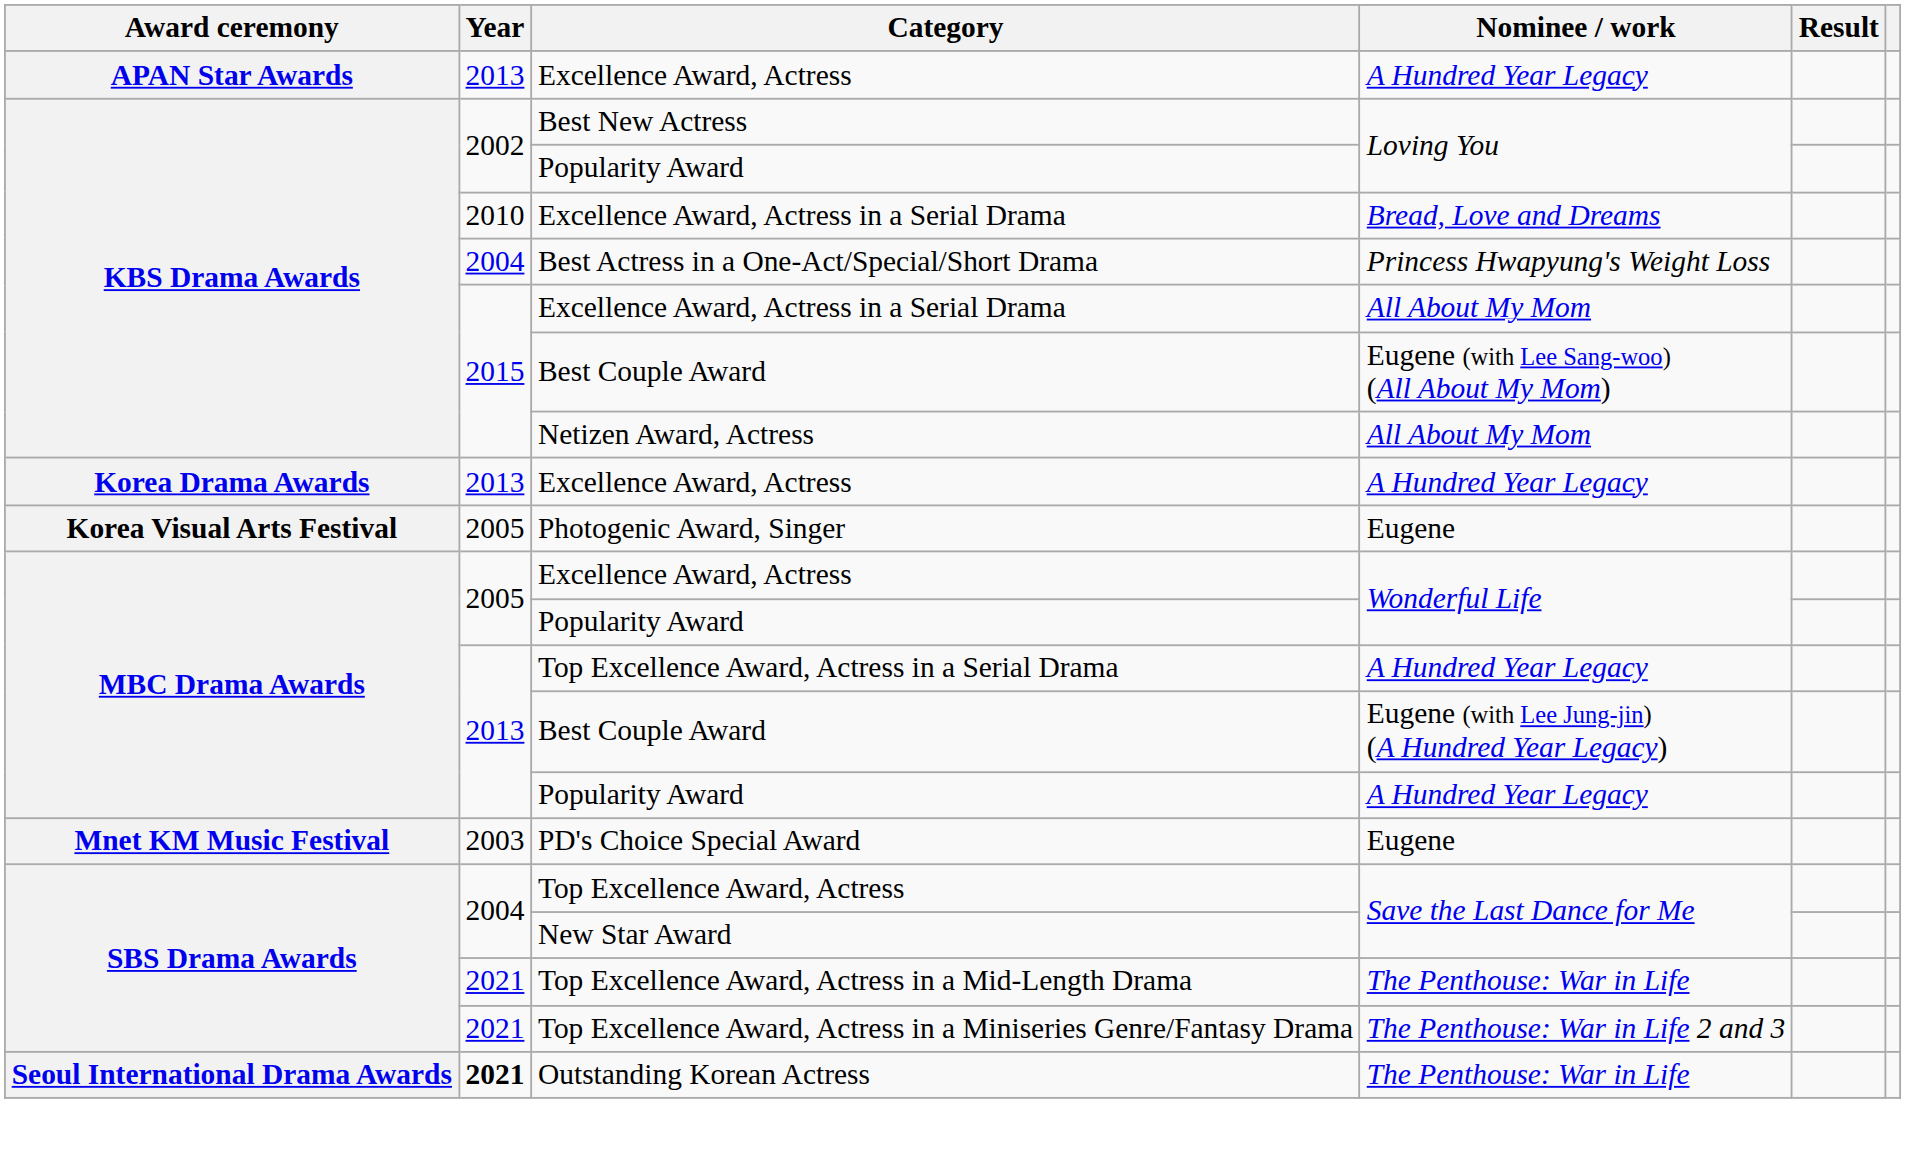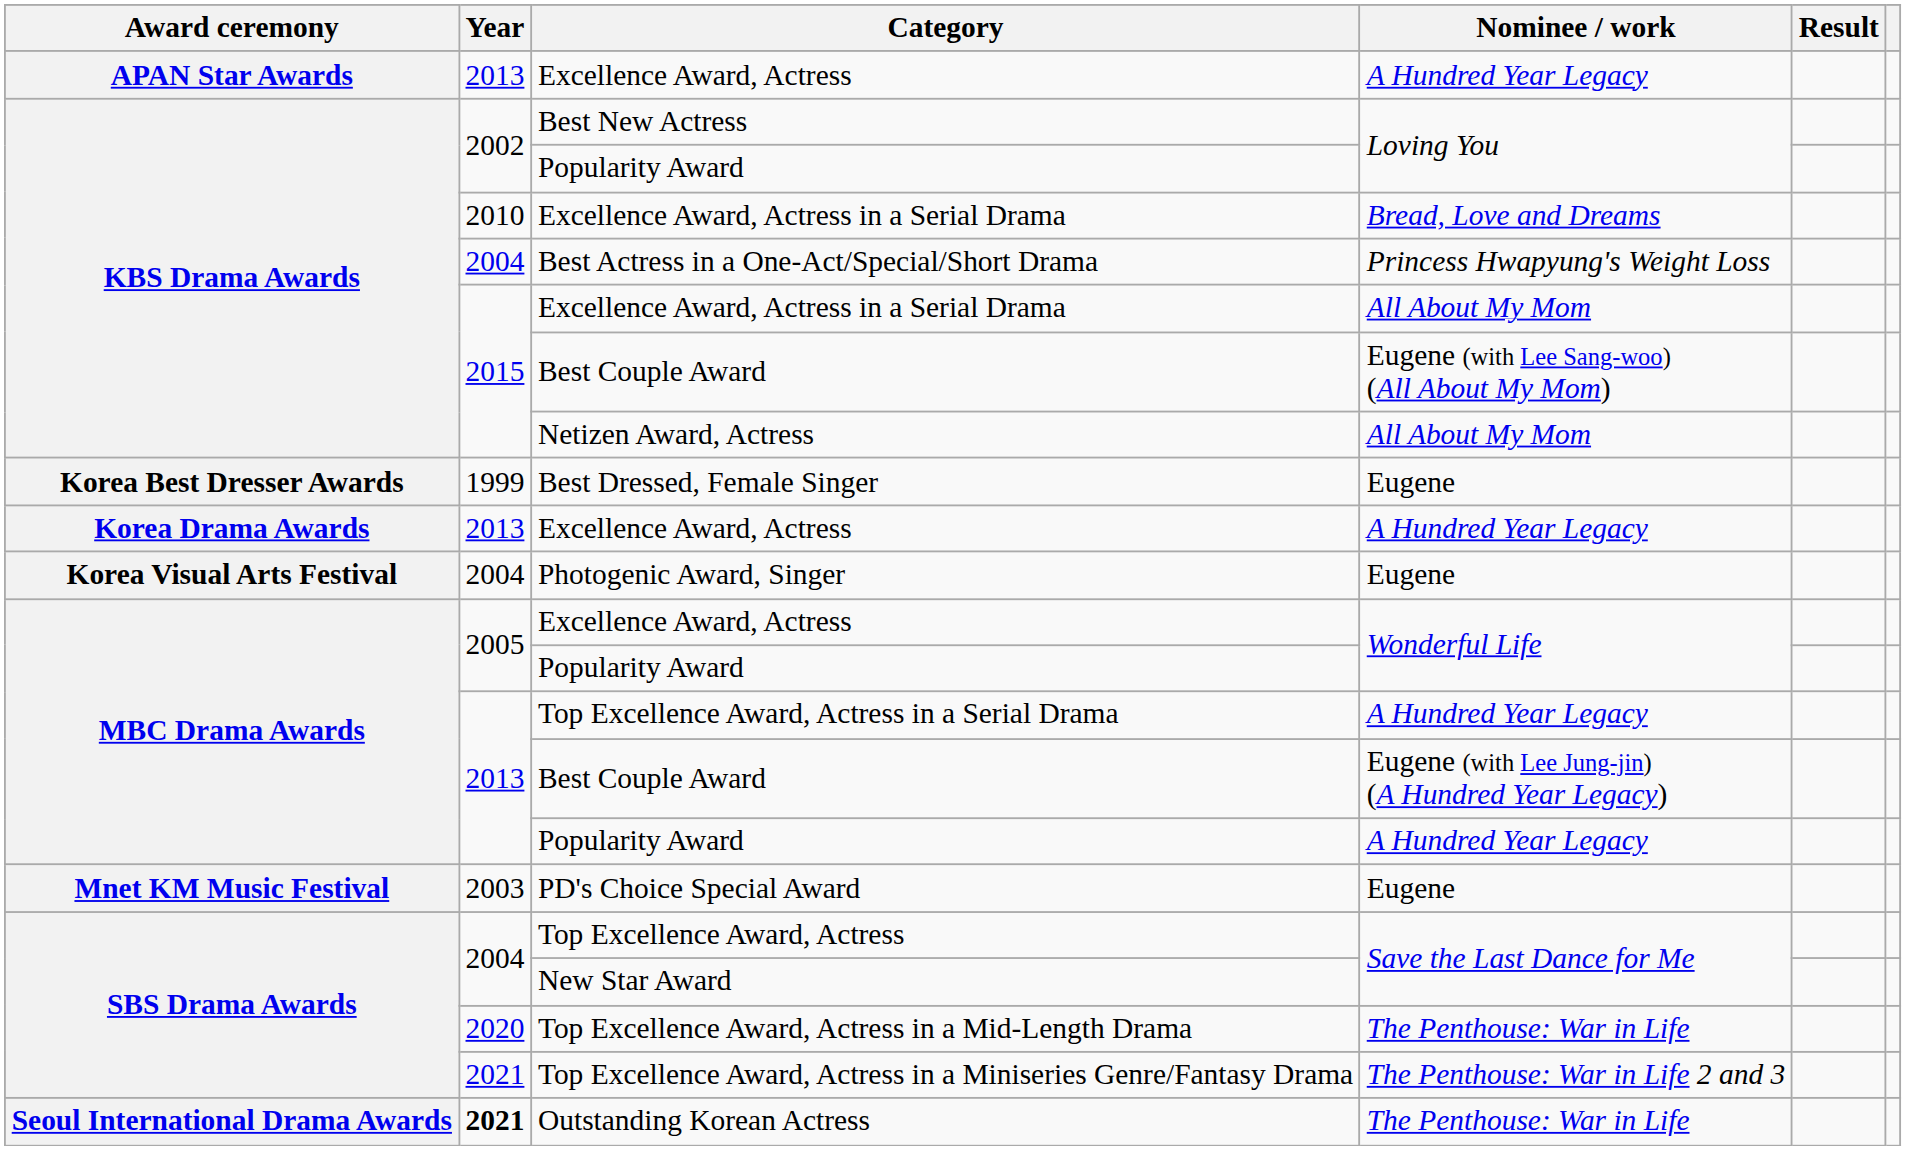+ row: (708, 481)
(495, 527) 2005 -> (495, 574) 2004
(495, 981) 2021 -> (495, 1027) 2020
